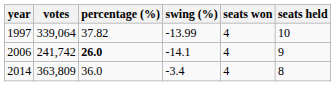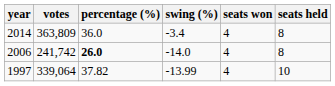rows swapped: (19, 33) <-> (19, 71)
(178, 52) -14.1 -> (178, 52) -14.0
(281, 52) 9 -> (281, 52) 8
